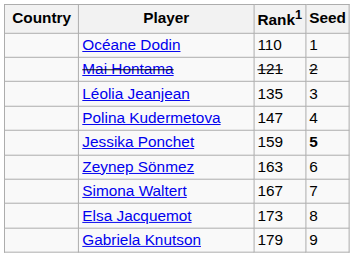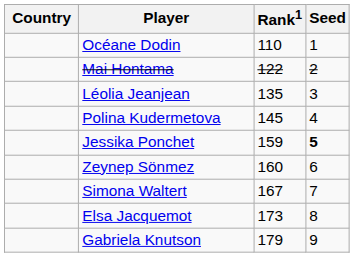(270, 69) 121 -> (270, 69) 122
(270, 118) 147 -> (270, 118) 145
(270, 166) 163 -> (270, 166) 160
